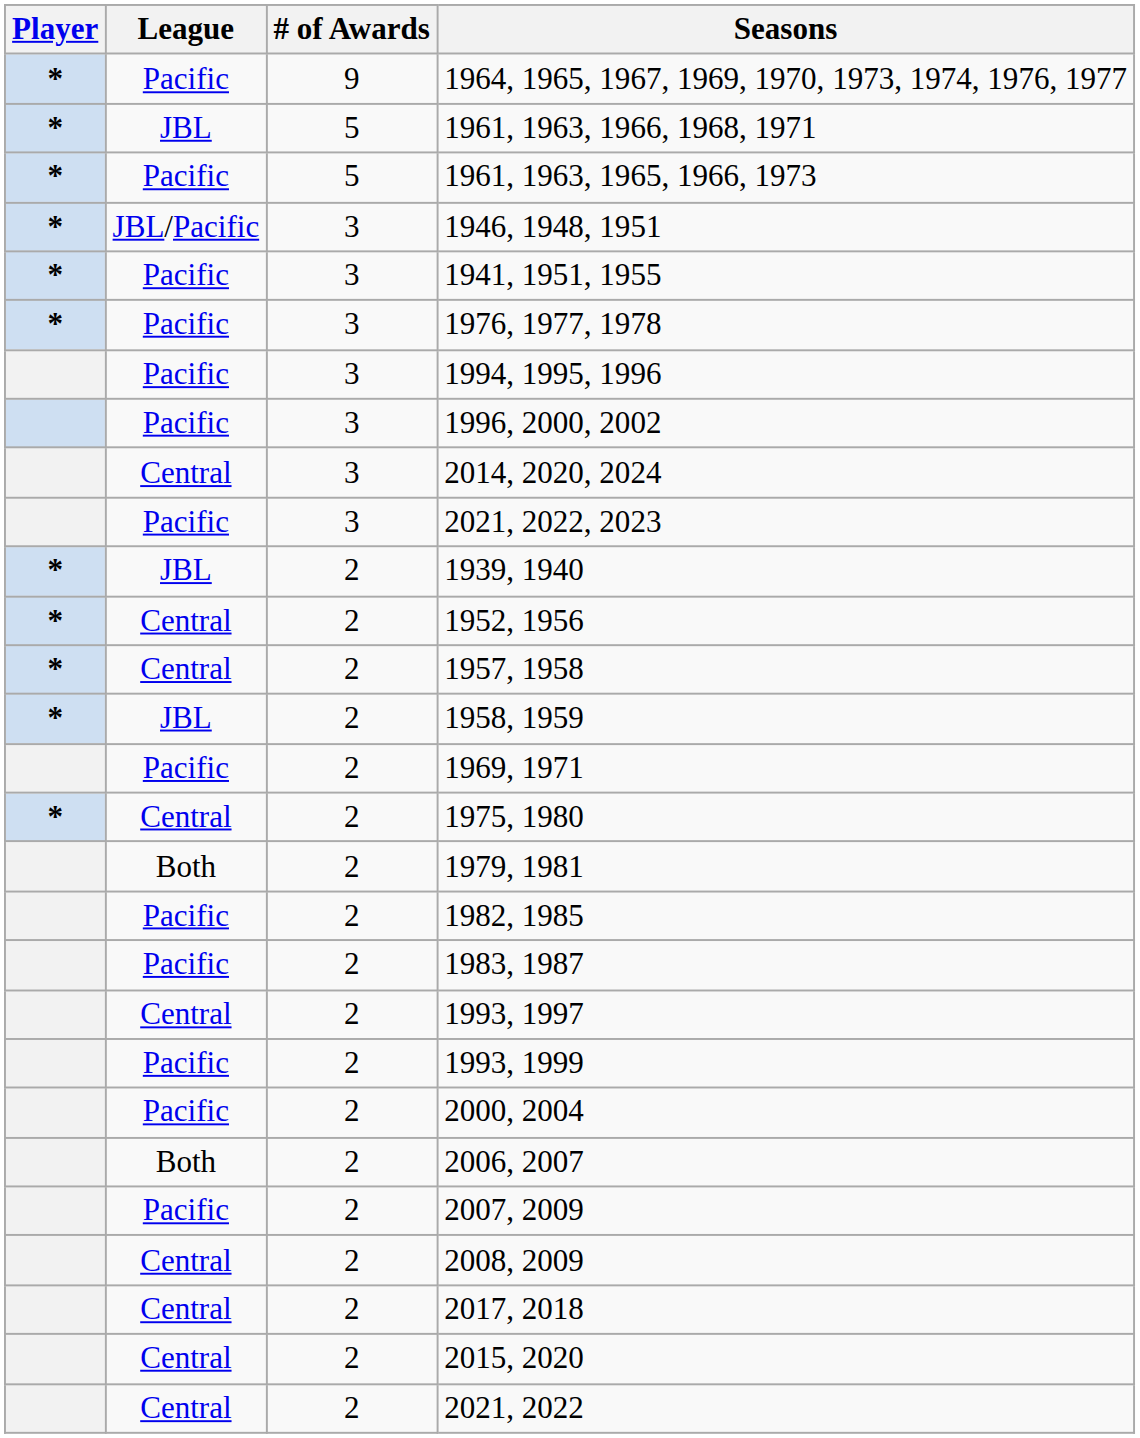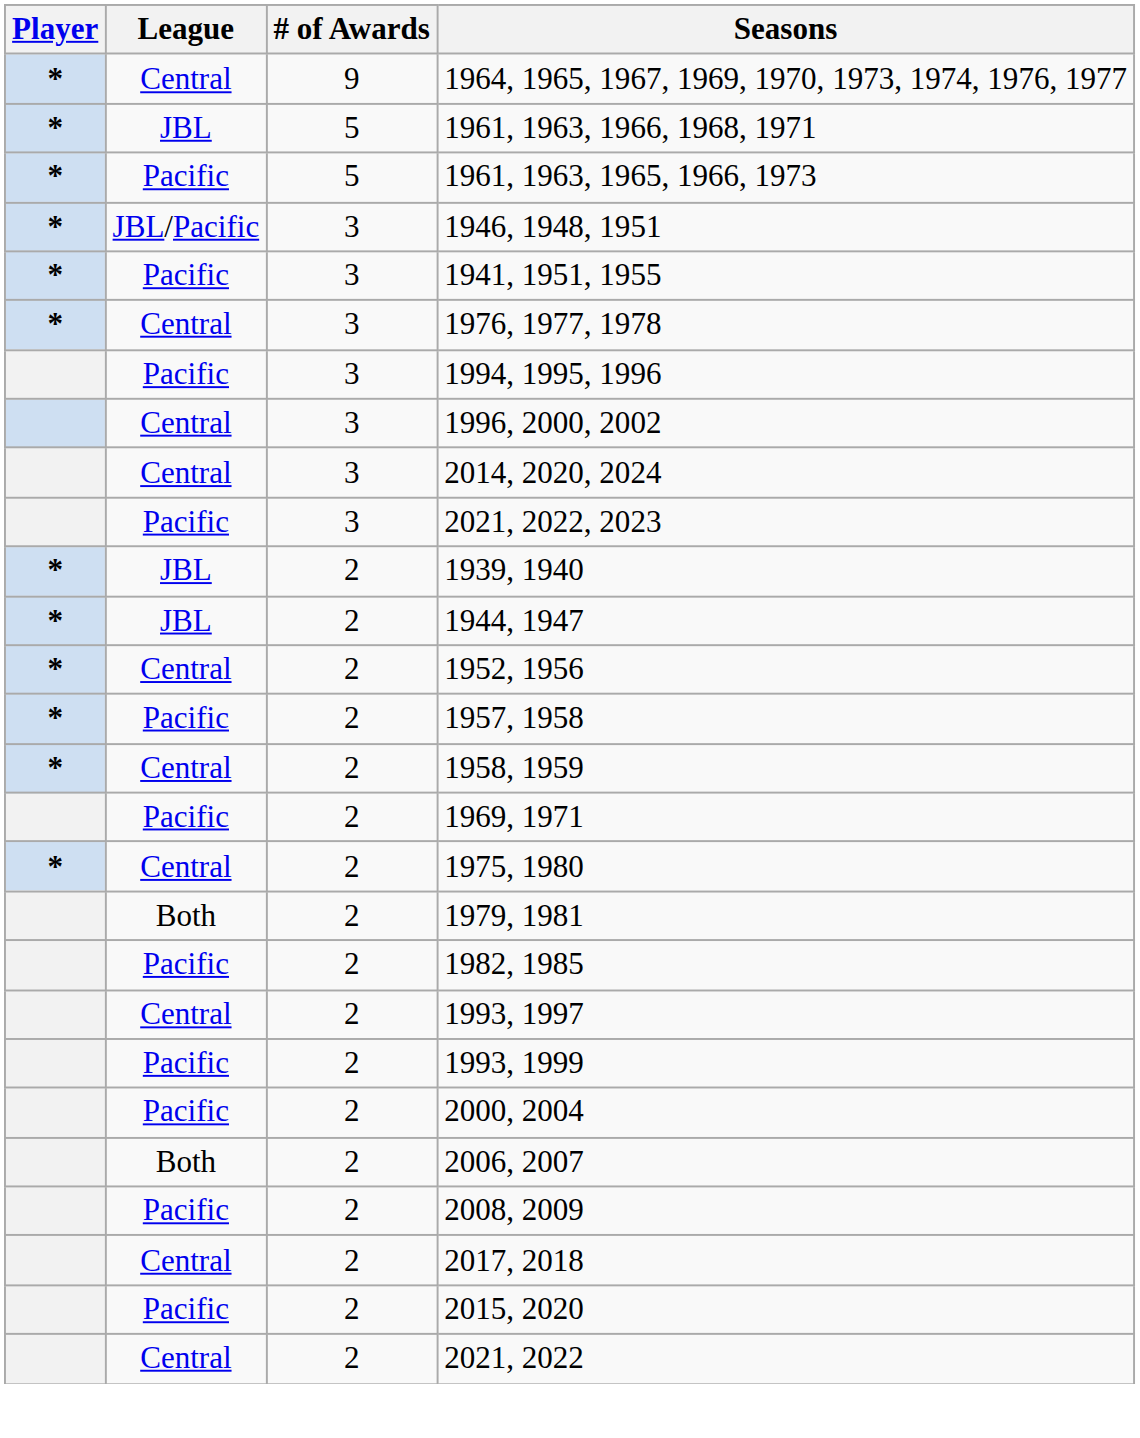(186, 78) Pacific -> (186, 78) Central
(186, 324) Pacific -> (186, 324) Central
(186, 422) Pacific -> (186, 422) Central
+ row: (514, 619)
(186, 669) Central -> (186, 718) Pacific
(186, 718) JBL -> (186, 767) Central
- row: (514, 964)
- row: (514, 1210)
(186, 1259) Central -> (186, 1210) Pacific
(186, 1358) Central -> (186, 1309) Pacific
